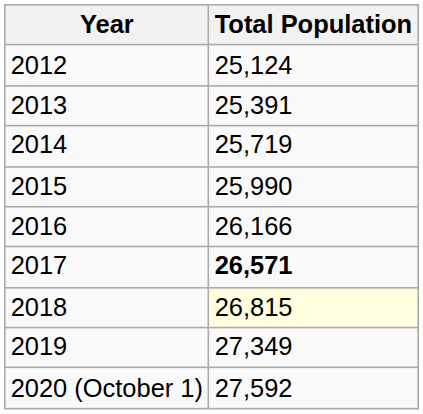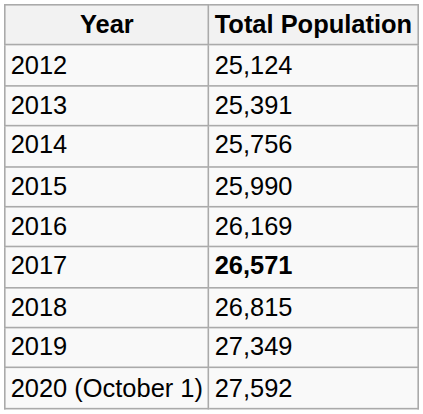(254, 145) 25,719 -> (254, 145) 25,756
(254, 226) 26,166 -> (254, 226) 26,169
(254, 307) lightyellow background -> (254, 307) no background
